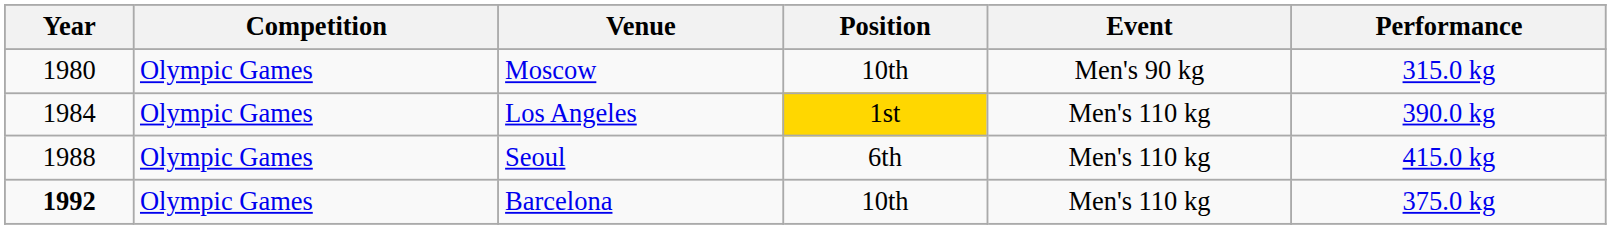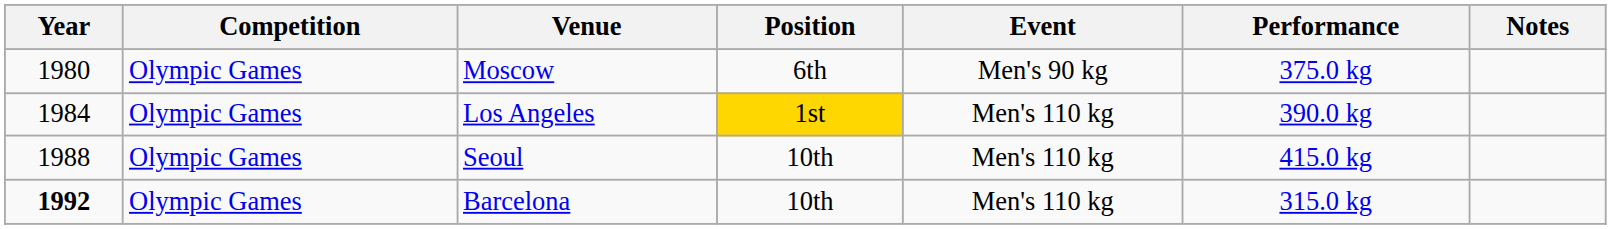+ column: (1538, 26)
(885, 70) 10th -> (810, 70) 6th
(1449, 70) 315.0 kg -> (1326, 70) 375.0 kg
(885, 157) 6th -> (810, 157) 10th
(1449, 201) 375.0 kg -> (1326, 201) 315.0 kg
